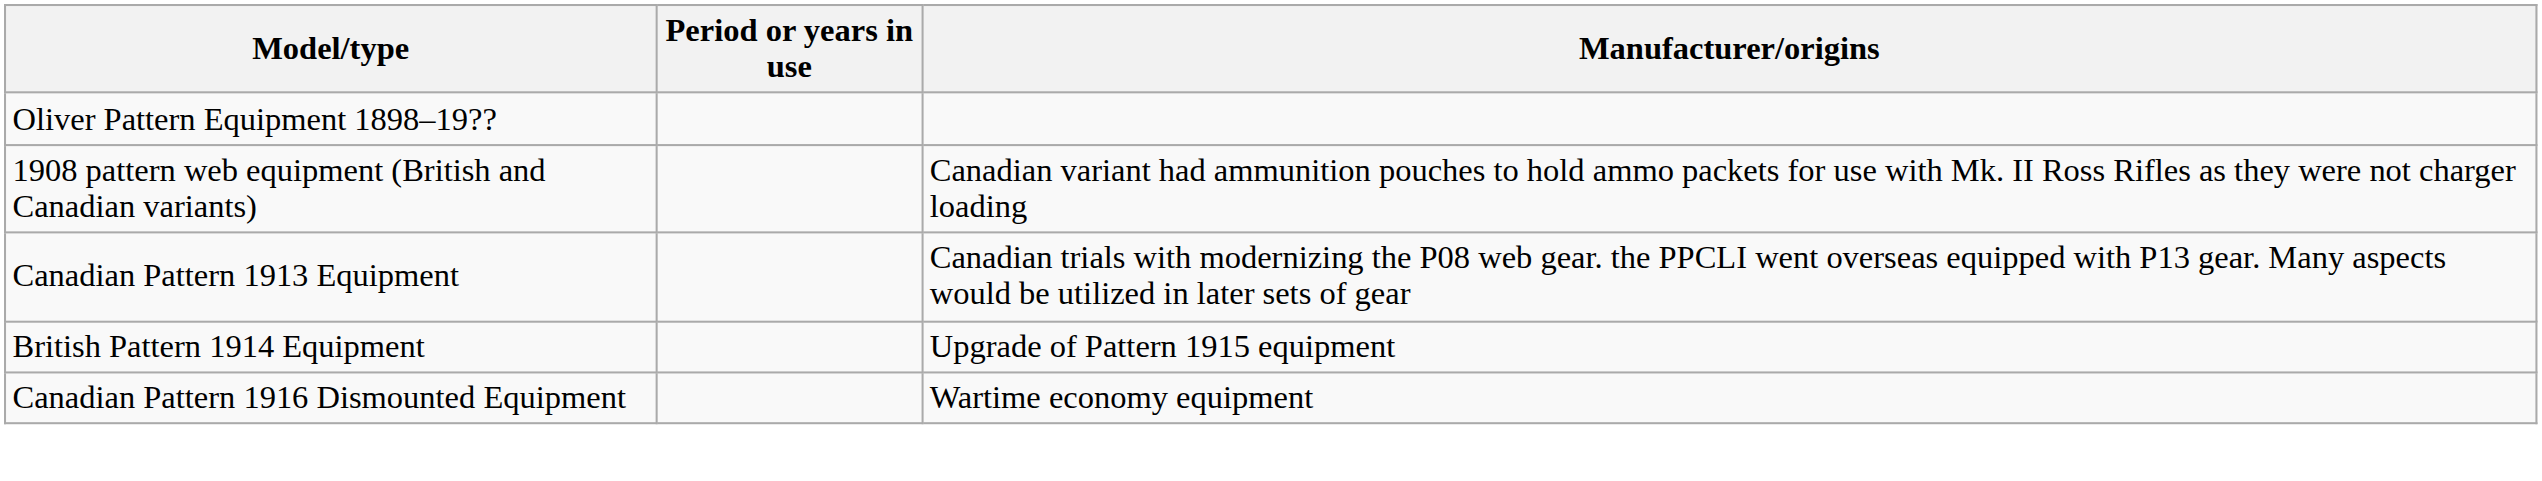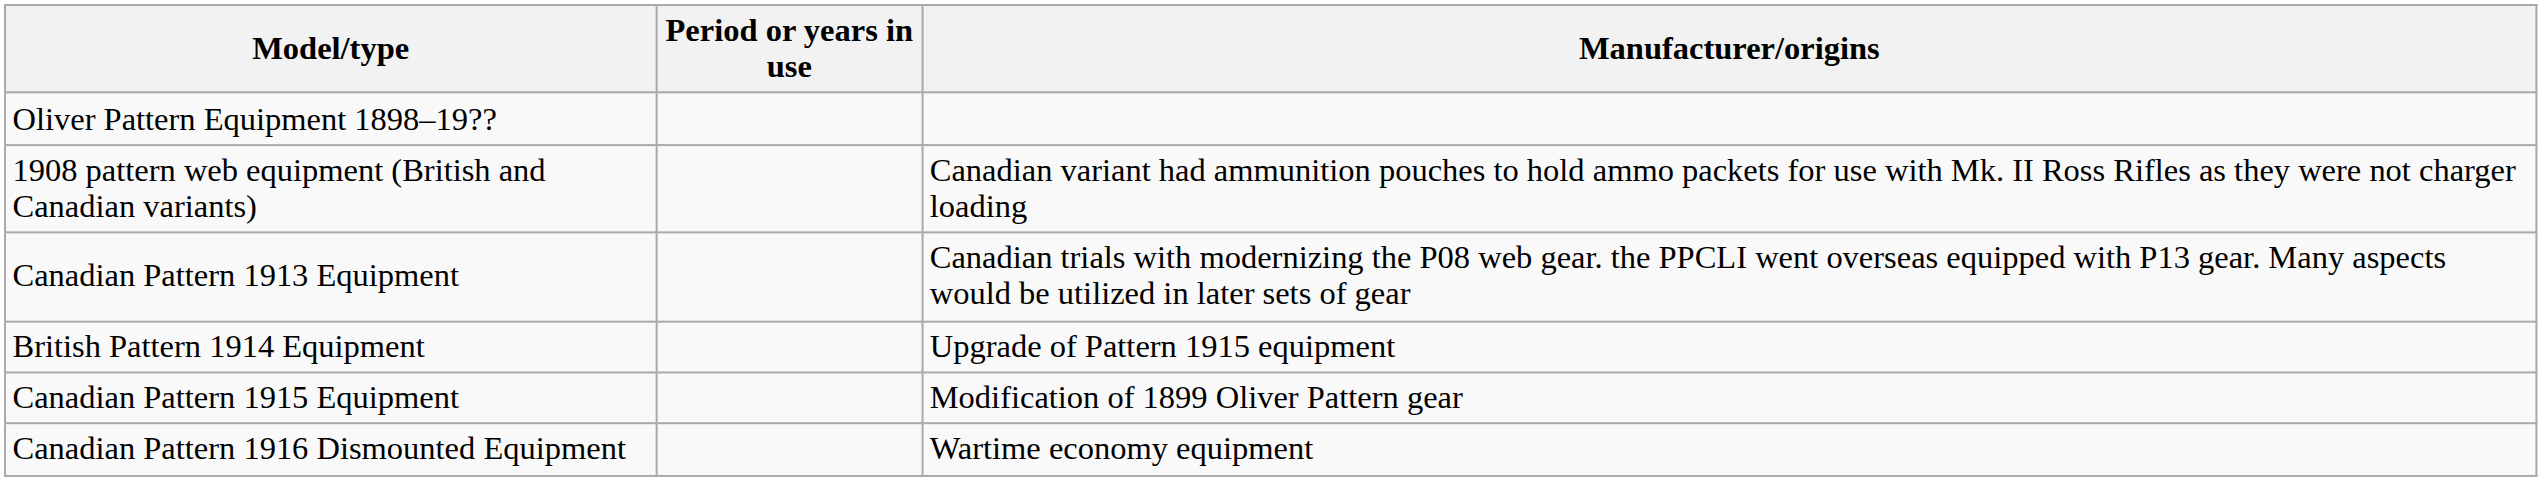+ row: (236, 397)
